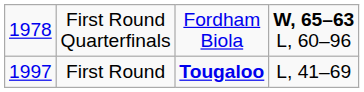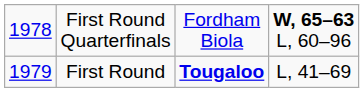(30, 71) 1997 -> (30, 71) 1979
